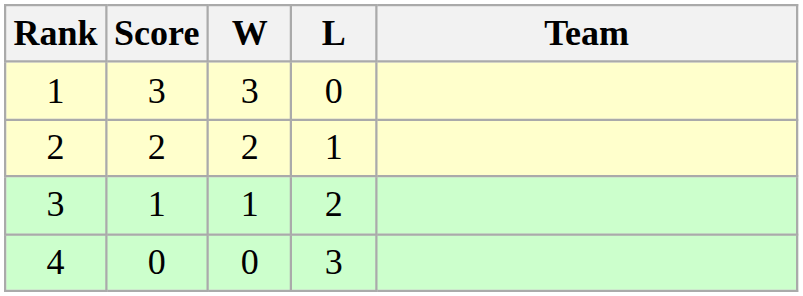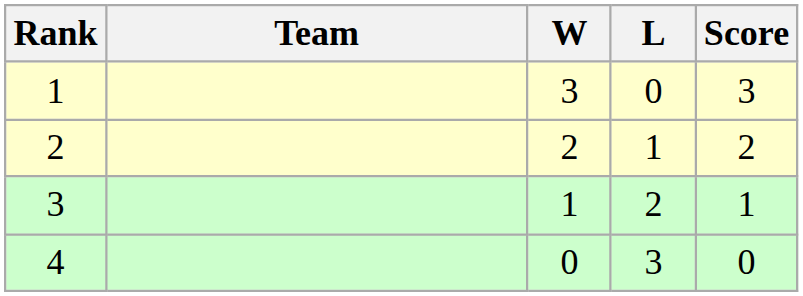columns swapped: (587, 33) <-> (157, 33)
